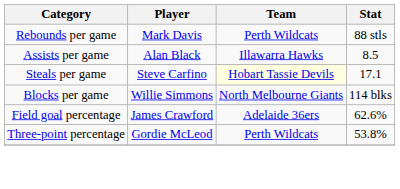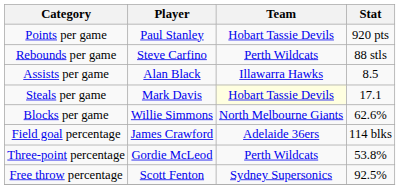+ row: (66, 34)
(172, 34) Mark Davis -> (172, 54) Steve Carfino
(172, 74) Steve Carfino -> (172, 94) Mark Davis
(370, 94) 114 blks -> (370, 114) 62.6%
(370, 114) 62.6% -> (370, 134) 114 blks
+ row: (66, 174)
